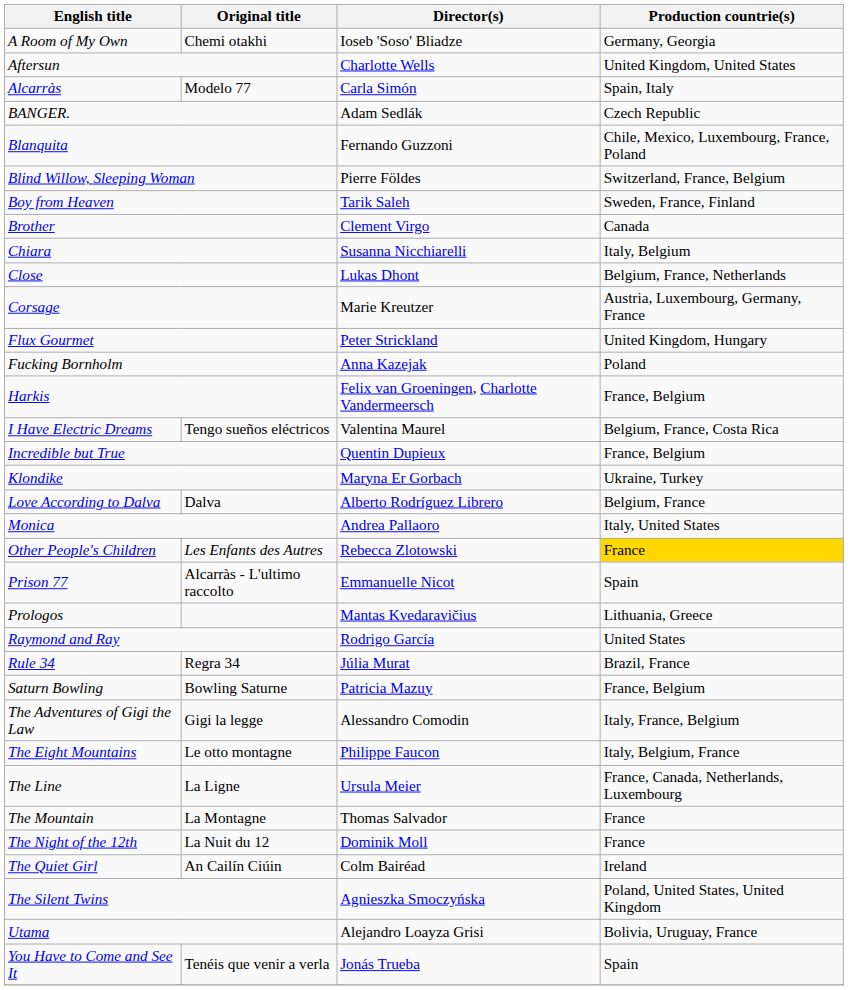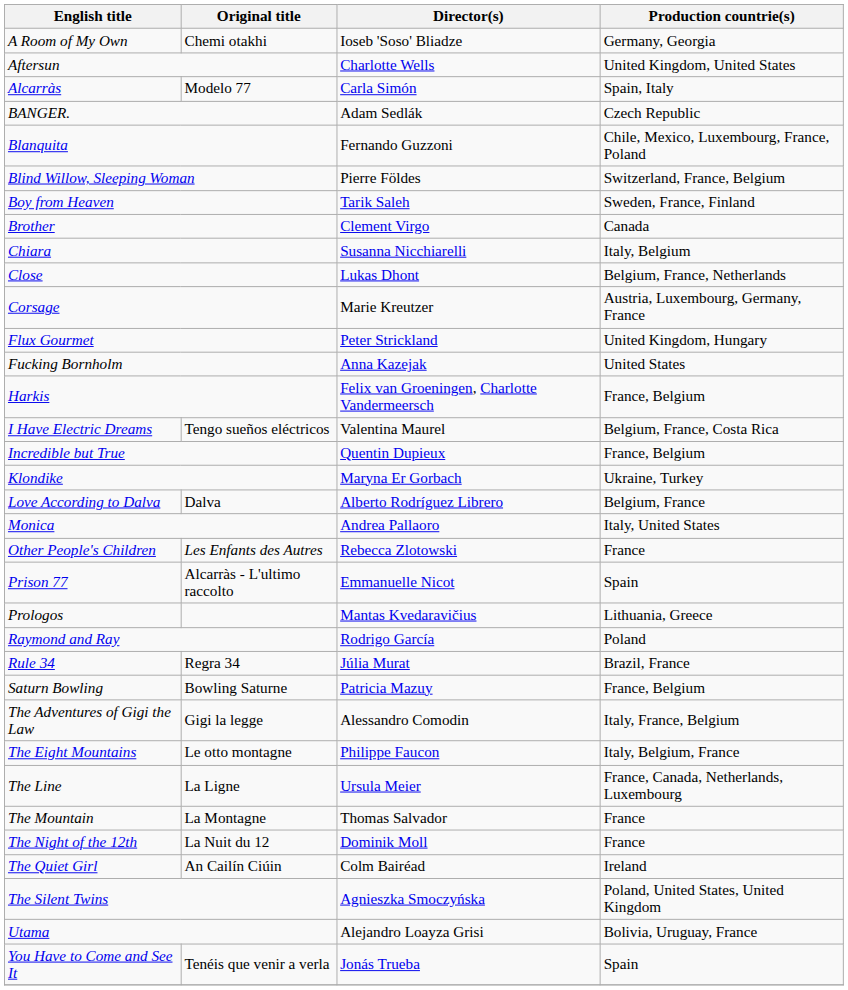(625, 364) Poland -> (644, 364) United States
(624, 549) gold background -> (624, 549) no background
(644, 639) United States -> (625, 639) Poland
